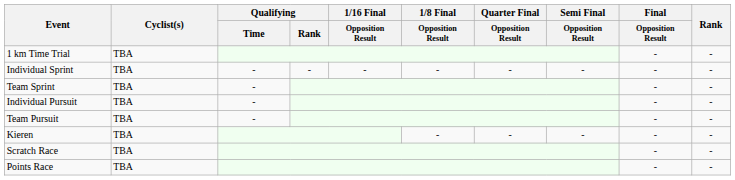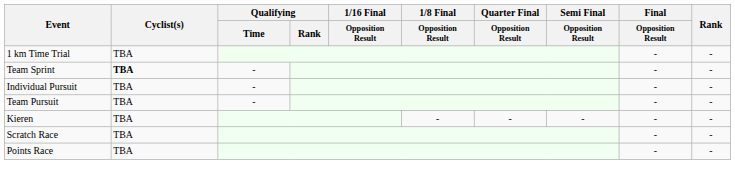- row: (40, 70)
(123, 86) normal -> (123, 70) bold
